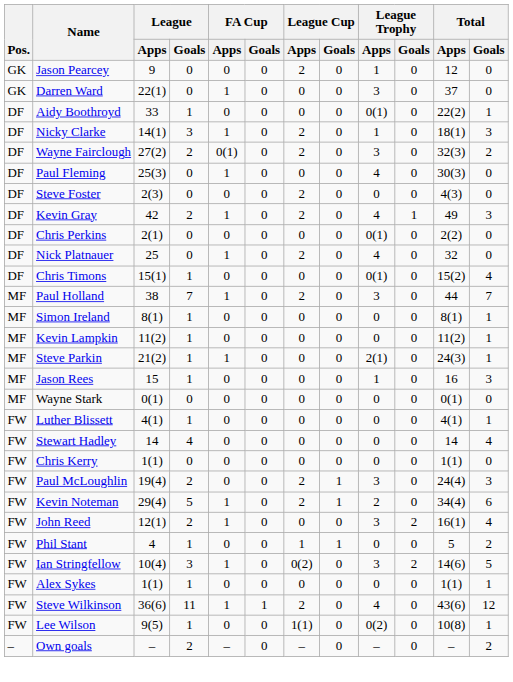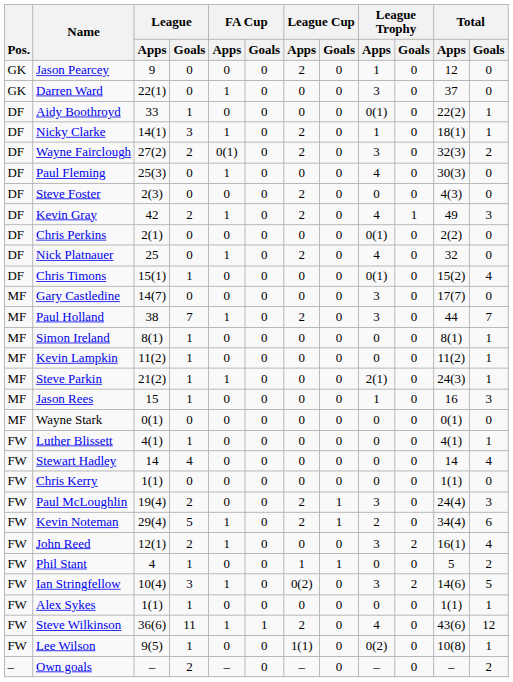(489, 132) 3 -> (489, 132) 1
+ row: (78, 296)
